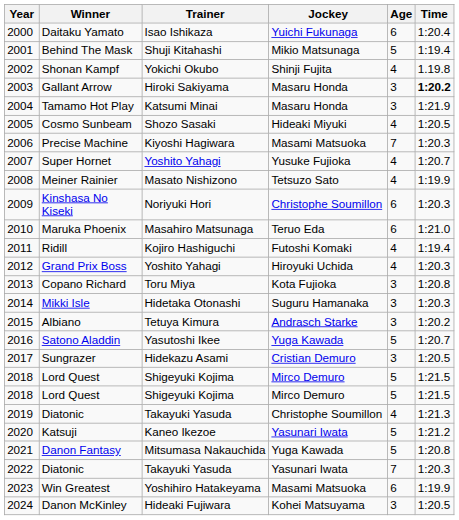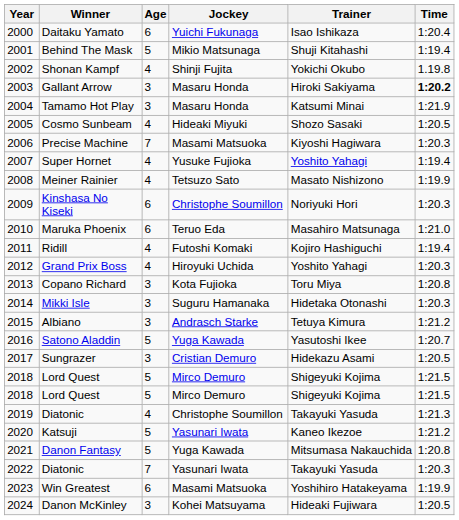columns swapped: (401, 14) <-> (205, 14)
(434, 161) 1:20.7 -> (434, 161) 1:19.4
(434, 322) 1:20.2 -> (434, 322) 1:21.2
